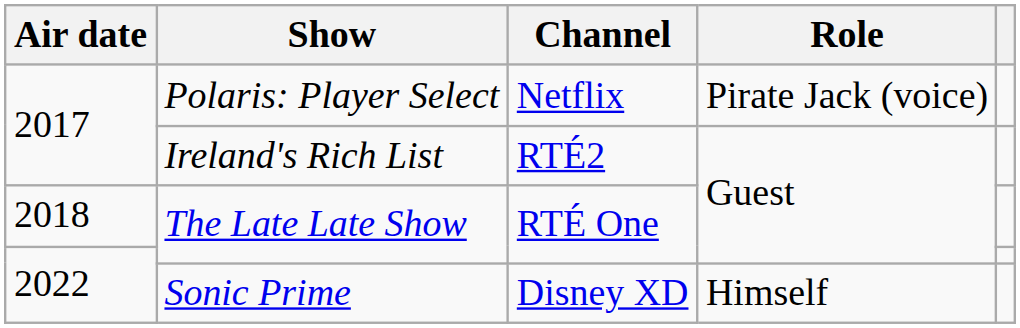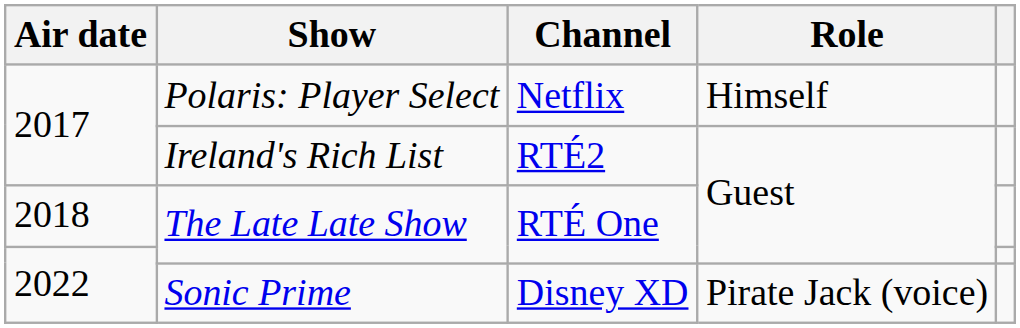(847, 94) Pirate Jack (voice) -> (767, 94) Himself
(767, 292) Himself -> (847, 292) Pirate Jack (voice)
